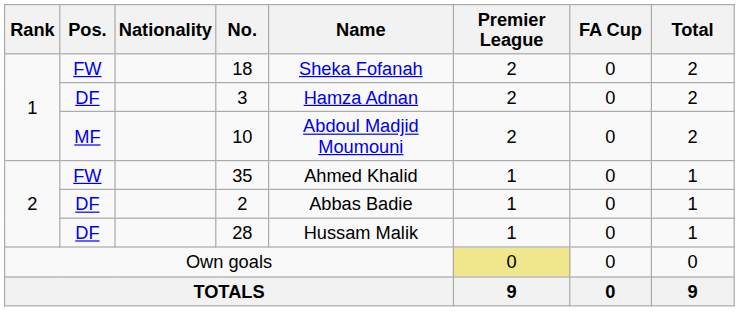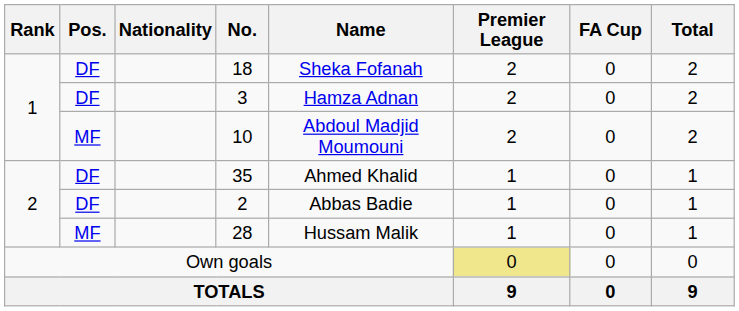(87, 69) FW -> (87, 69) DF
(87, 176) FW -> (87, 176) DF
(87, 233) DF -> (87, 233) MF
